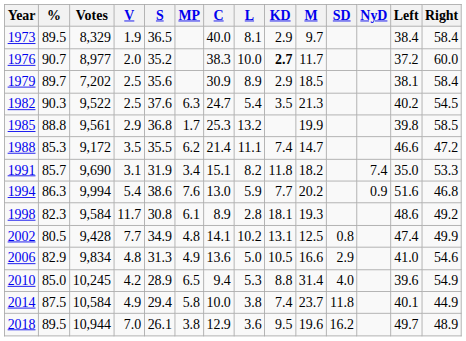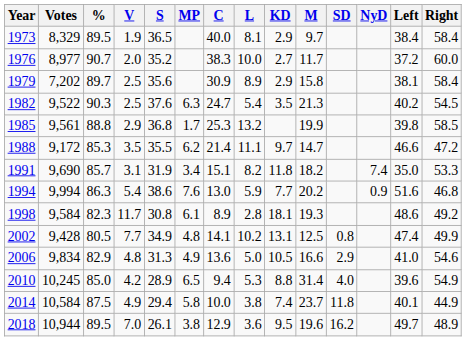columns swapped: (54, 15) <-> (92, 15)
(284, 59) bold -> (284, 59) normal
(311, 81) 18.5 -> (311, 81) 15.8
(284, 147) 7.4 -> (284, 147) 9.7
